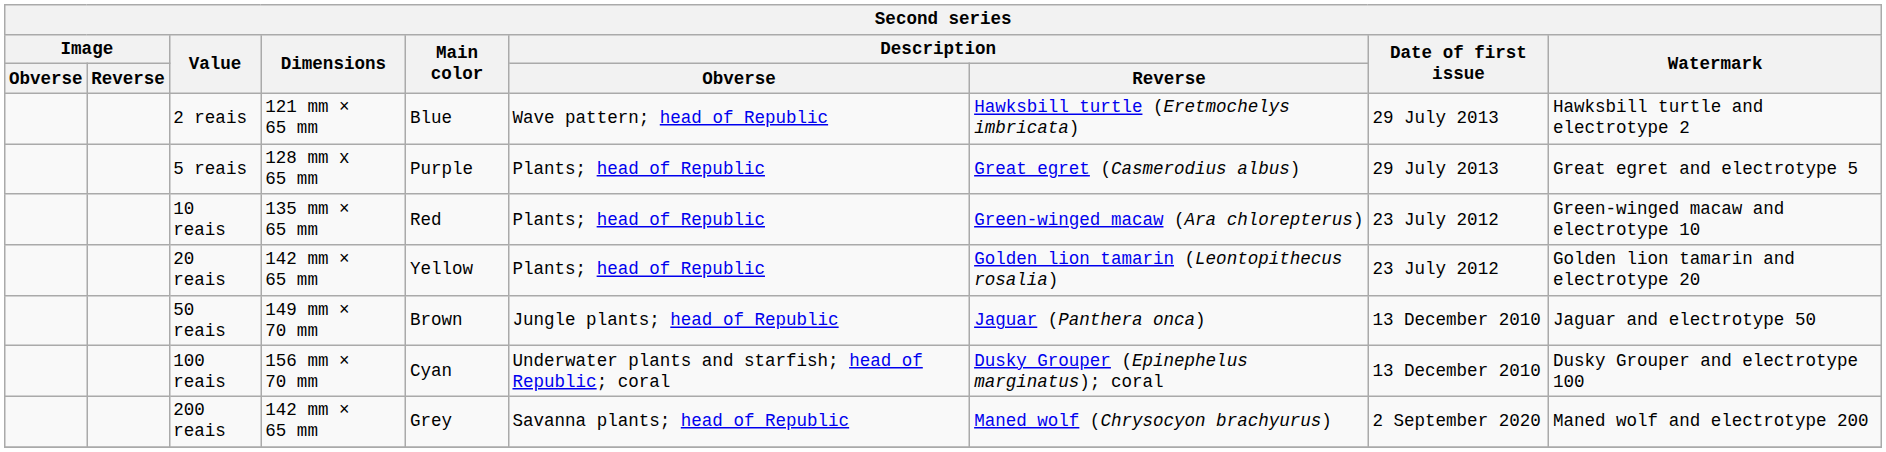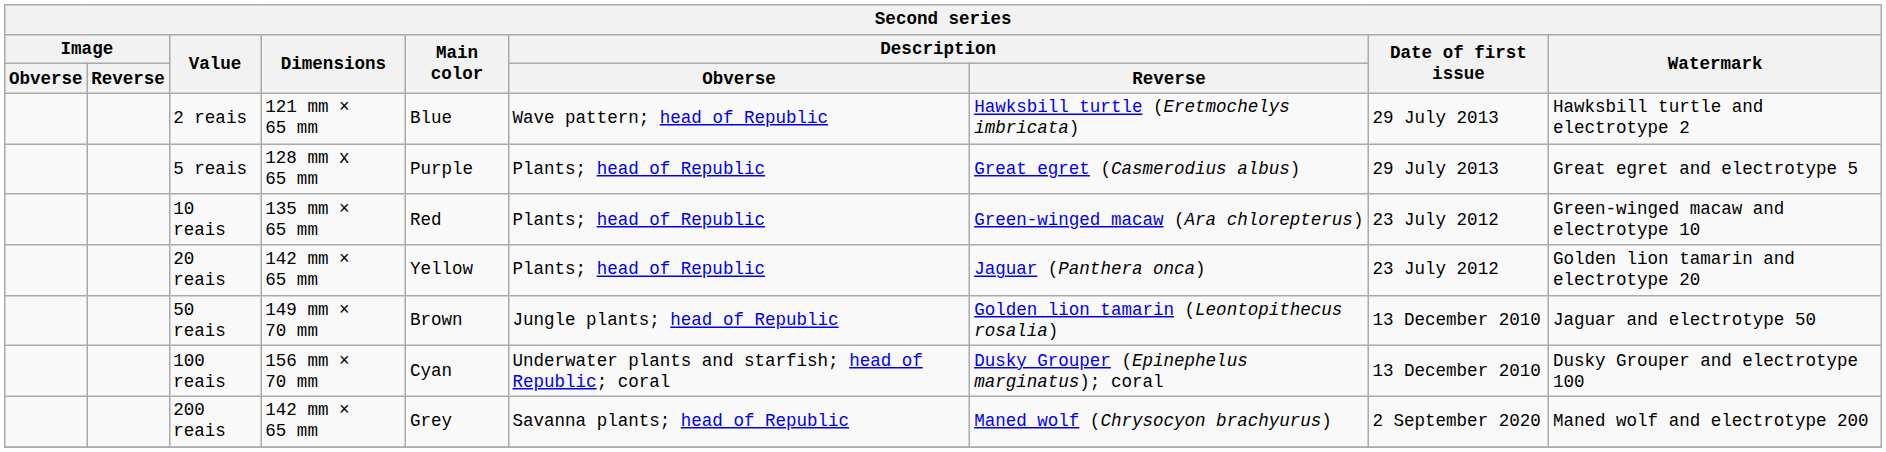(1158, 270) Golden lion tamarin (Leontopithecus rosalia) -> (1090, 270) Jaguar (Panthera onca)
(1090, 320) Jaguar (Panthera onca) -> (1158, 320) Golden lion tamarin (Leontopithecus rosalia)
